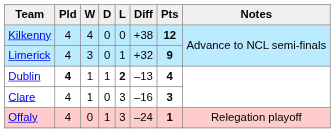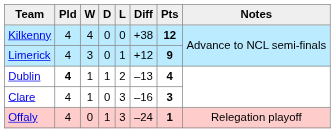(143, 55) +32 -> (143, 55) +12
(123, 76) bold -> (123, 76) normal
